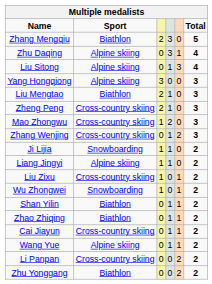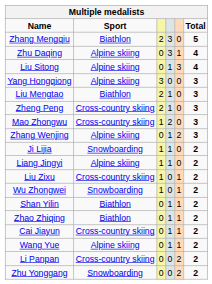(115, 135) Cross-country skiing -> (115, 135) Alpine skiing
(115, 273) Biathlon -> (115, 273) Snowboarding
